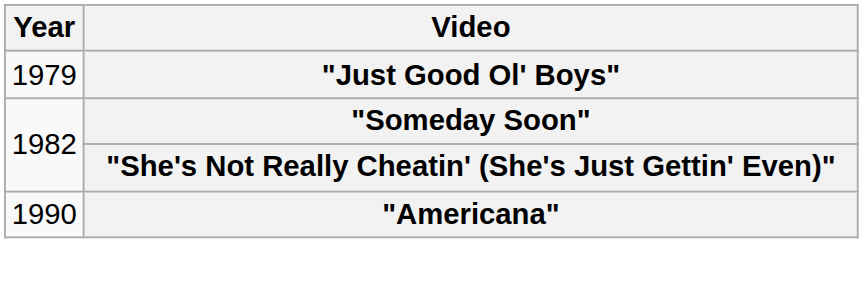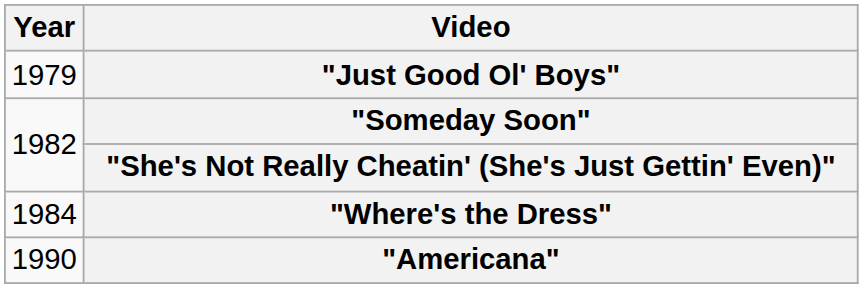+ row: (471, 213)
